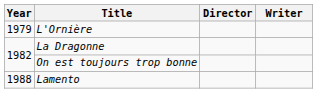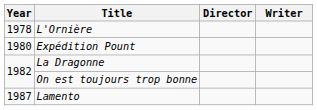(19, 30) 1979 -> (19, 30) 1978
+ row: (86, 46)
(19, 80) 1988 -> (19, 96) 1987
